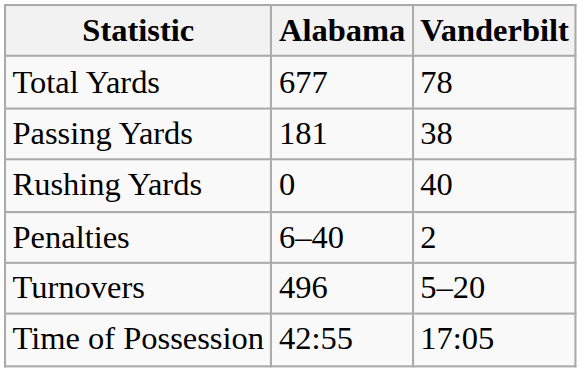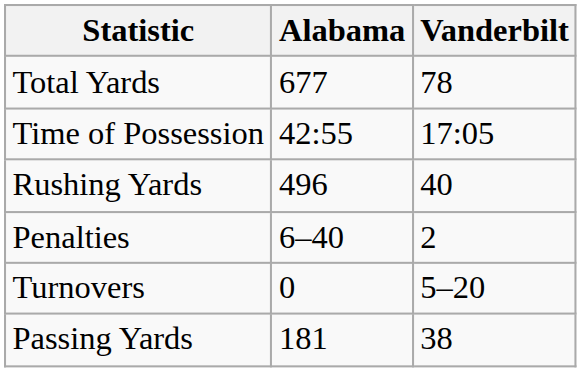rows swapped: (103, 133) <-> (138, 339)
(287, 184) 0 -> (303, 184) 496
(303, 287) 496 -> (287, 287) 0
